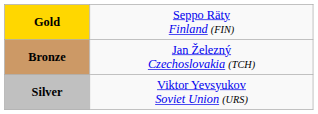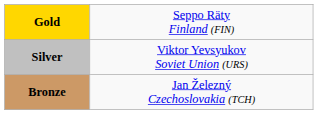rows swapped: (47, 91) <-> (47, 56)
